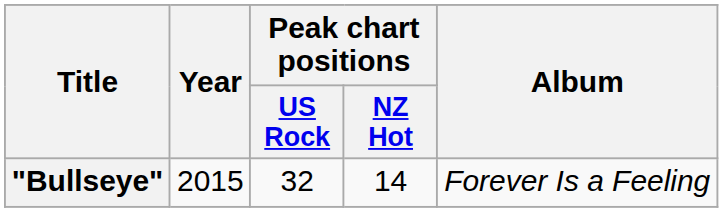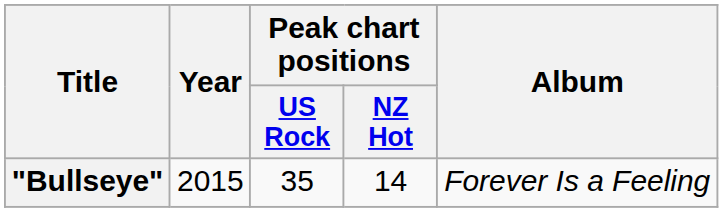(297, 181) 32 -> (297, 181) 35
